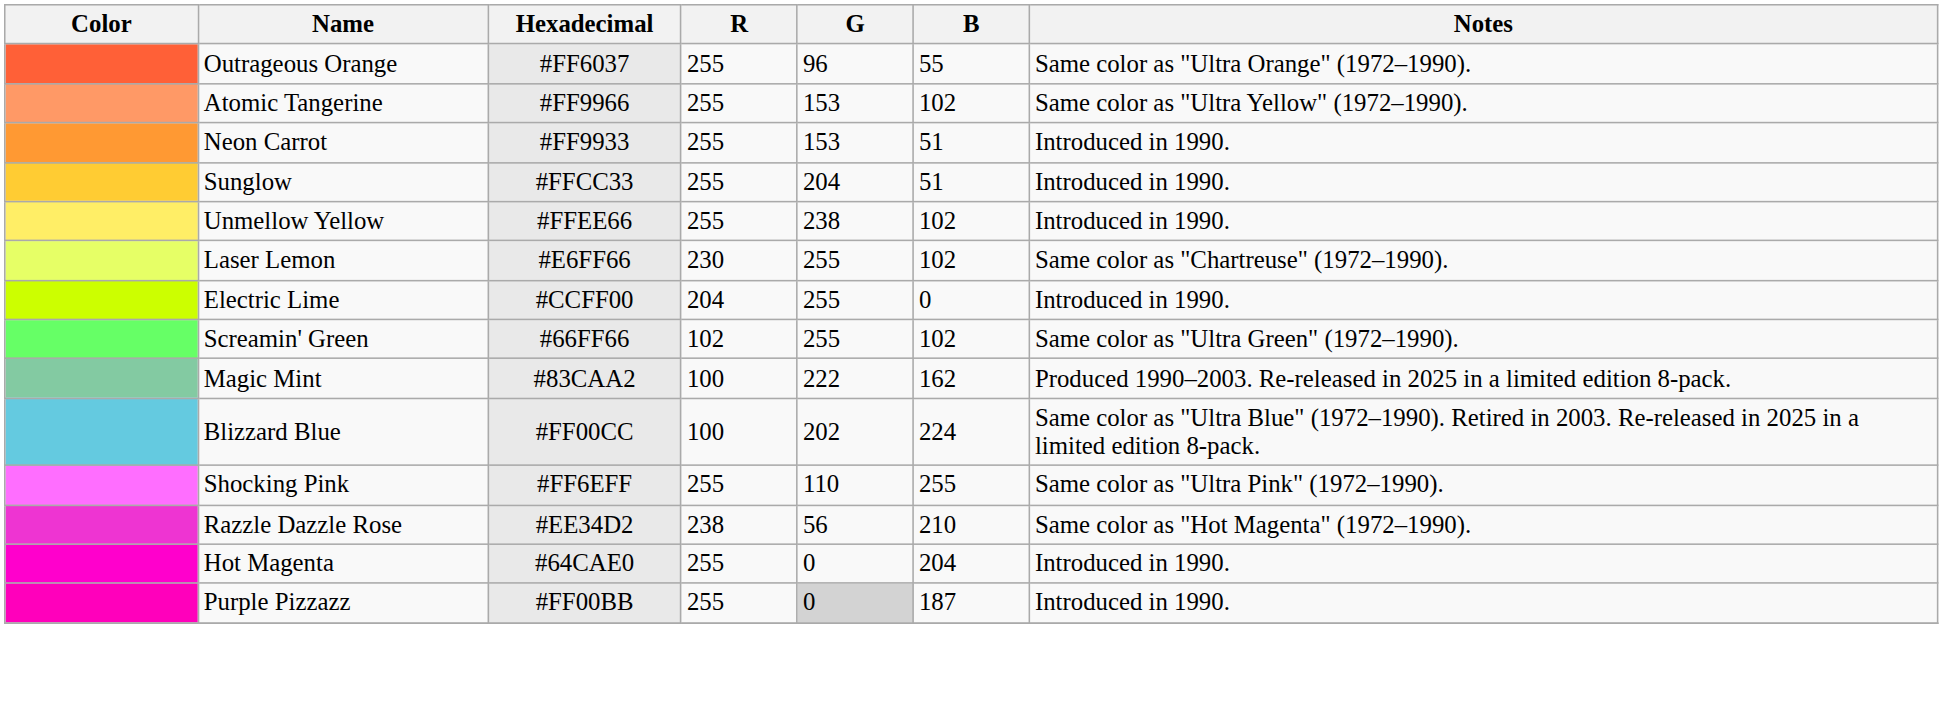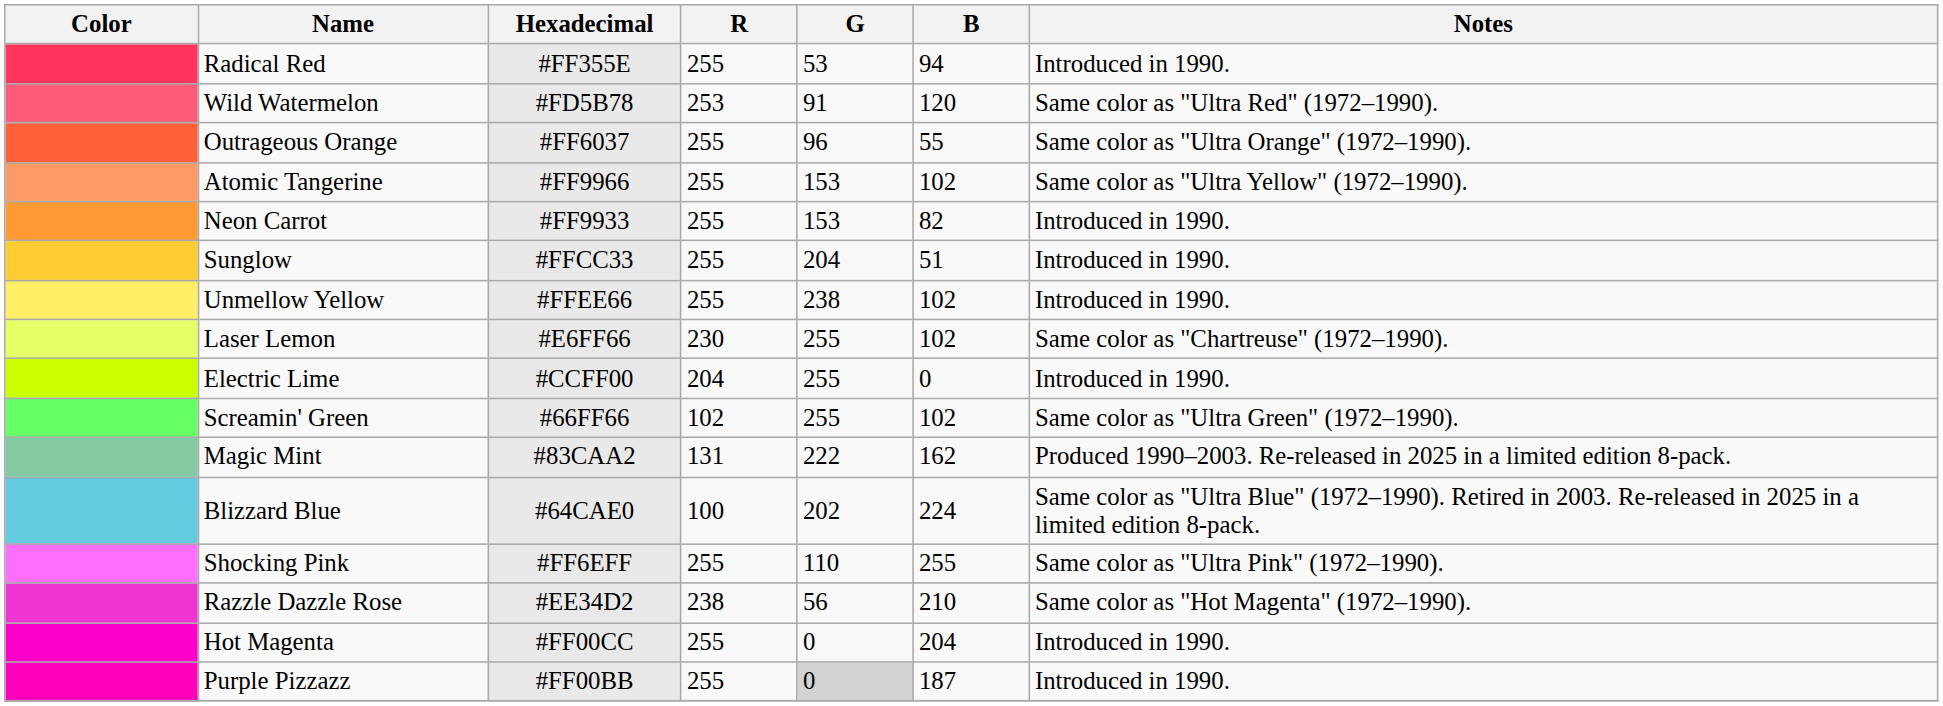+ row: (265, 63)
+ row: (291, 102)
(931, 142) 51 -> (931, 220) 82
(706, 378) 100 -> (706, 456) 131
(585, 431) #FF00CC -> (585, 510) #64CAE0
(585, 563) #64CAE0 -> (585, 642) #FF00CC
